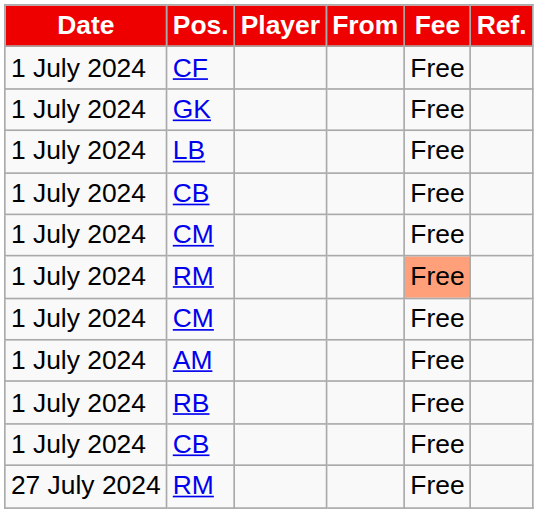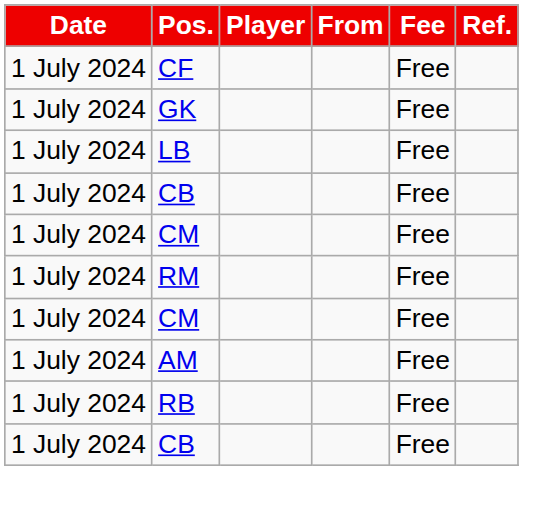(437, 276) lightsalmon background -> (423, 276) no background
- row: (86, 485)
